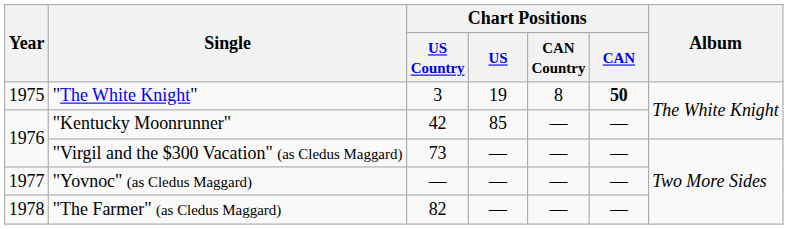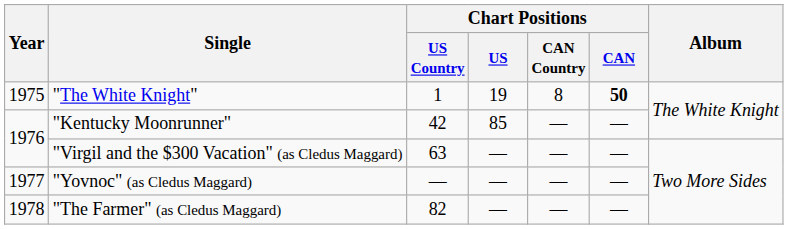(438, 95) 3 -> (438, 95) 1
(438, 152) 73 -> (438, 152) 63
